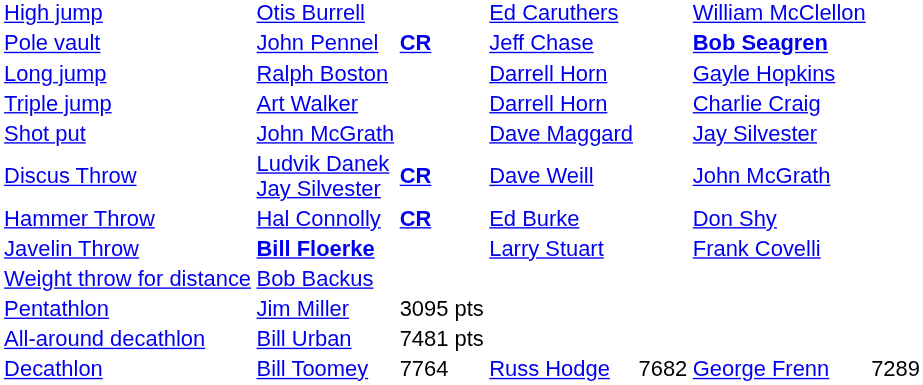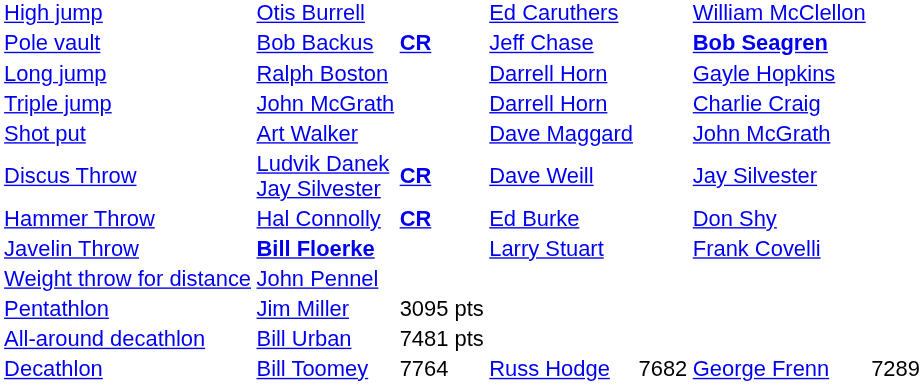(317, 43) John Pennel -> (315, 43) Bob Backus
(307, 103) Art Walker -> (325, 103) John McGrath
(325, 133) John McGrath -> (307, 133) Art Walker
(755, 133) Jay Silvester -> (762, 133) John McGrath
(762, 176) John McGrath -> (755, 176) Jay Silvester
(315, 279) Bob Backus -> (317, 279) John Pennel
